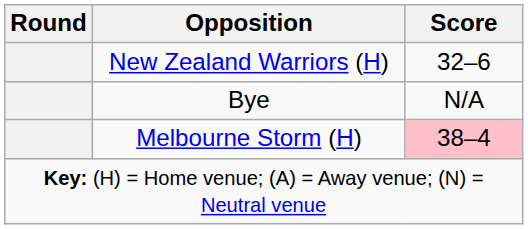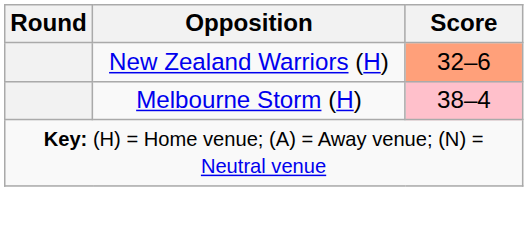(464, 61) no background -> (464, 61) lightsalmon background
- row: (249, 100)
